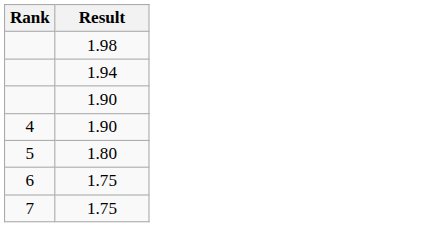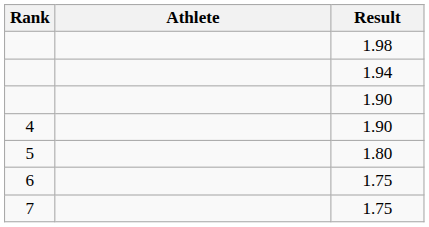+ column: (193, 18)
